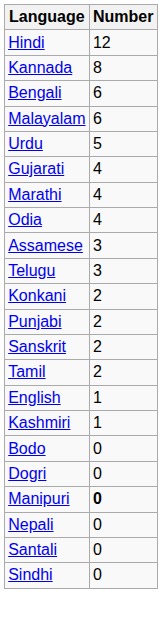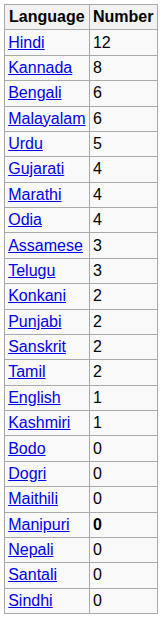+ row: (33, 499)
